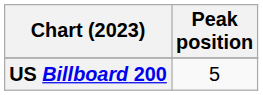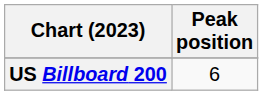(215, 74) 5 -> (215, 74) 6
